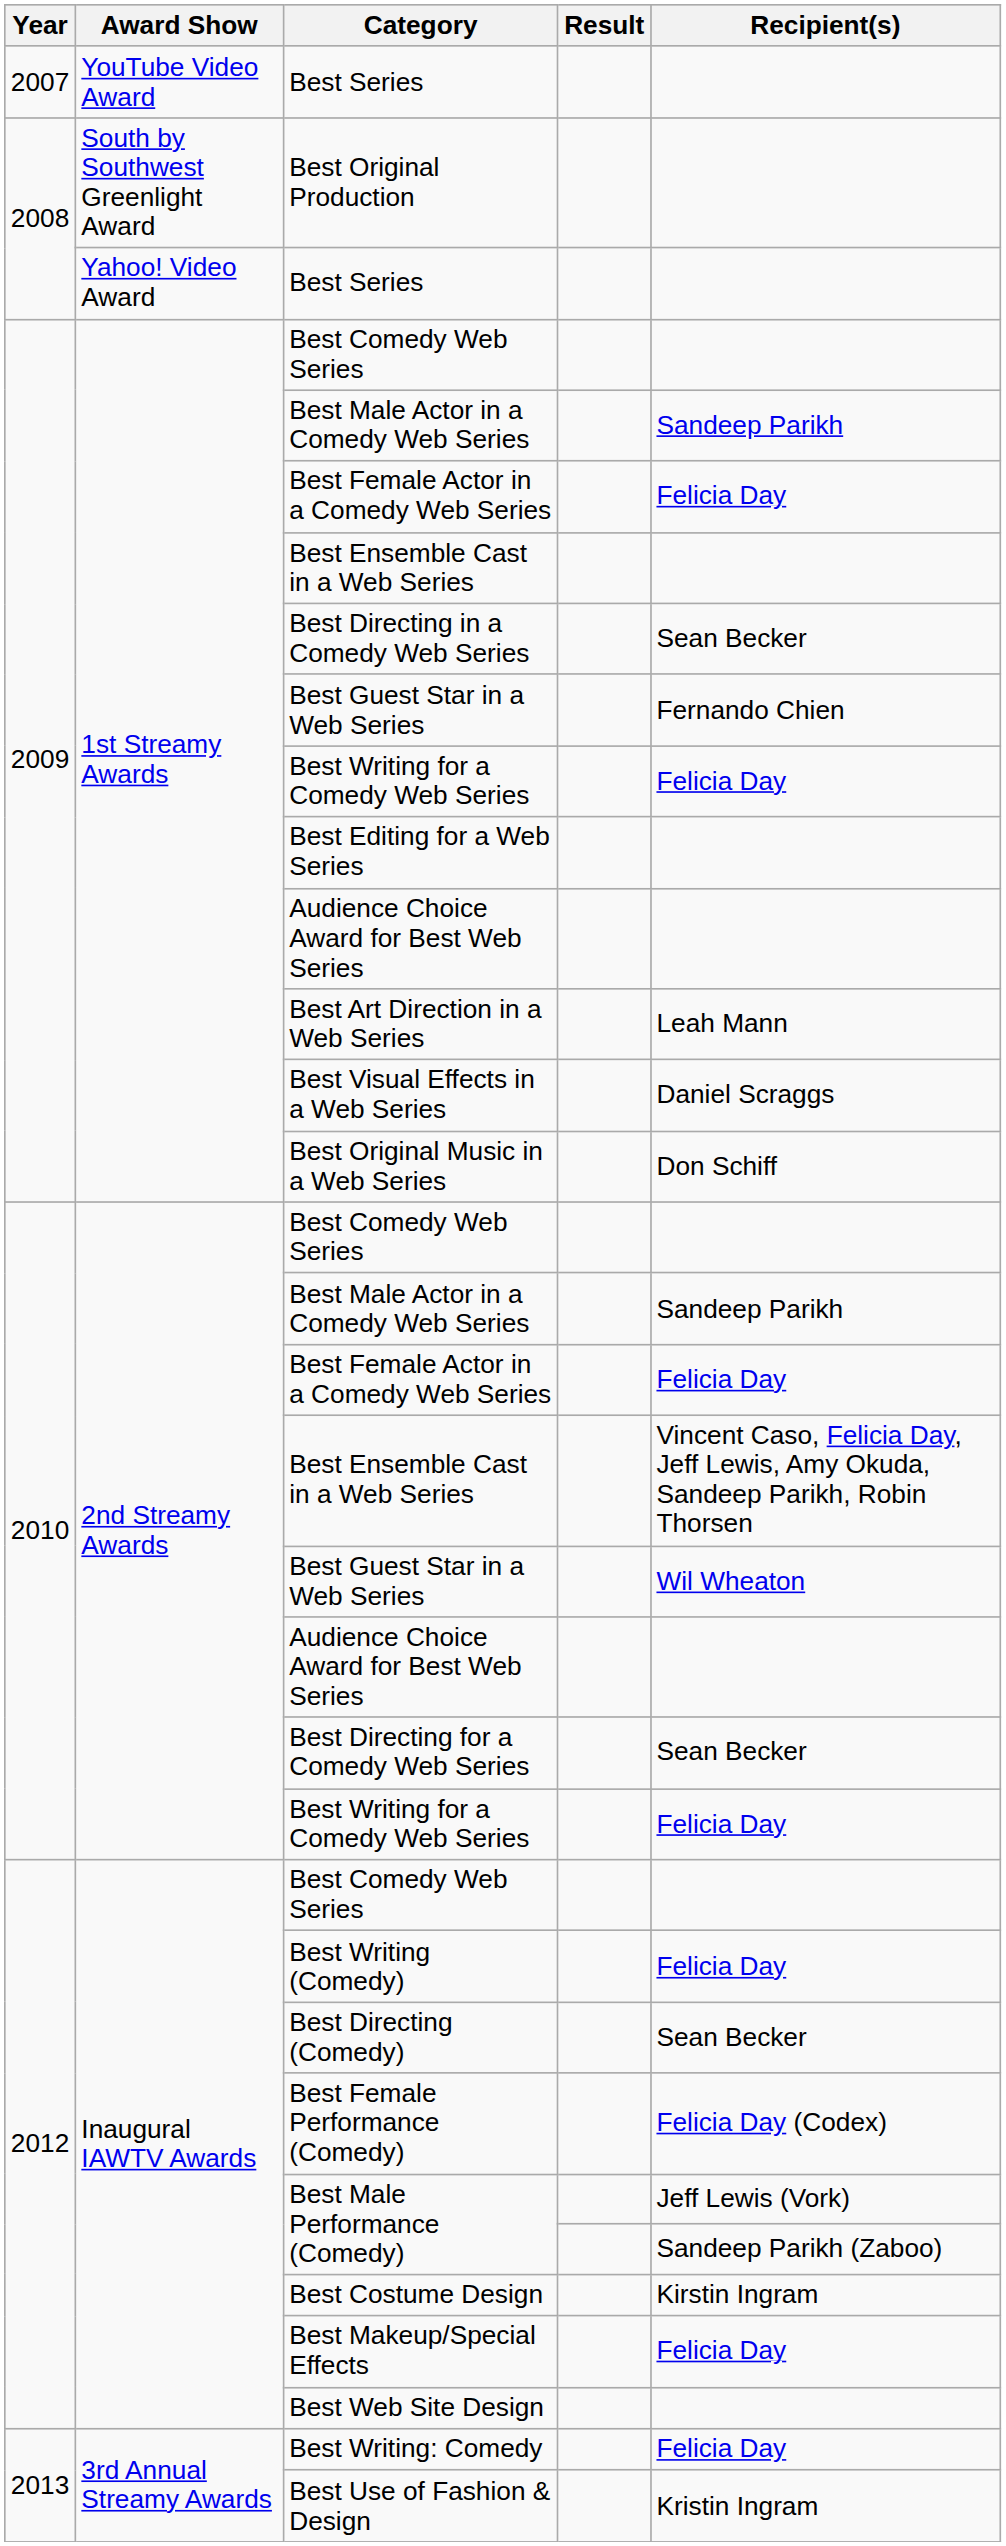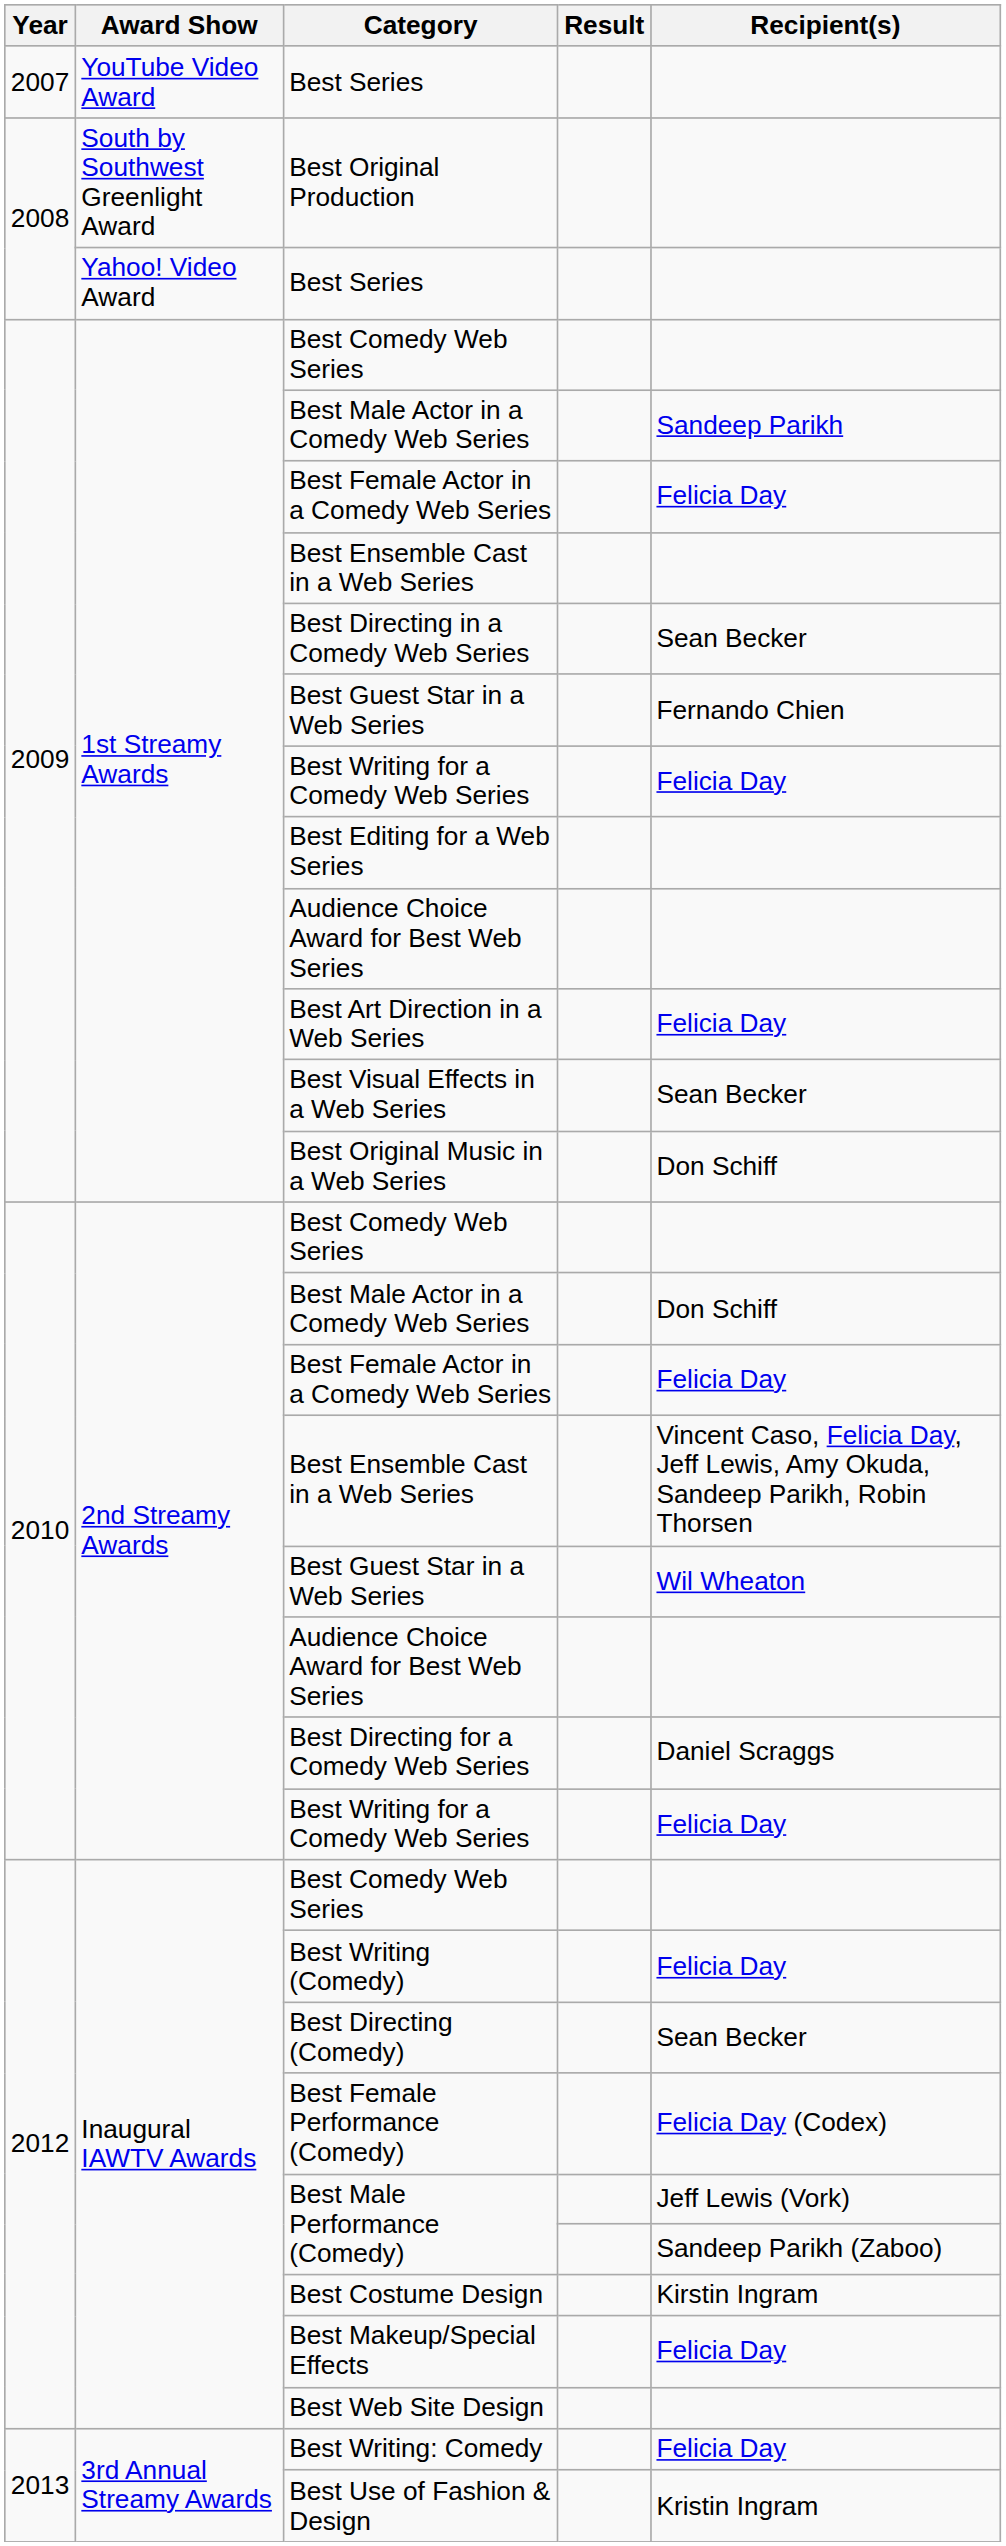(722, 1023) Leah Mann -> (721, 1023) Felicia Day
(745, 1094) Daniel Scraggs -> (732, 1094) Sean Becker
(750, 1308) Sandeep Parikh -> (717, 1308) Don Schiff
(732, 1752) Sean Becker -> (745, 1752) Daniel Scraggs
